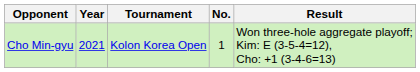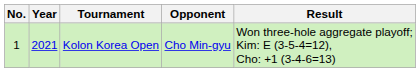columns swapped: (221, 14) <-> (40, 14)
